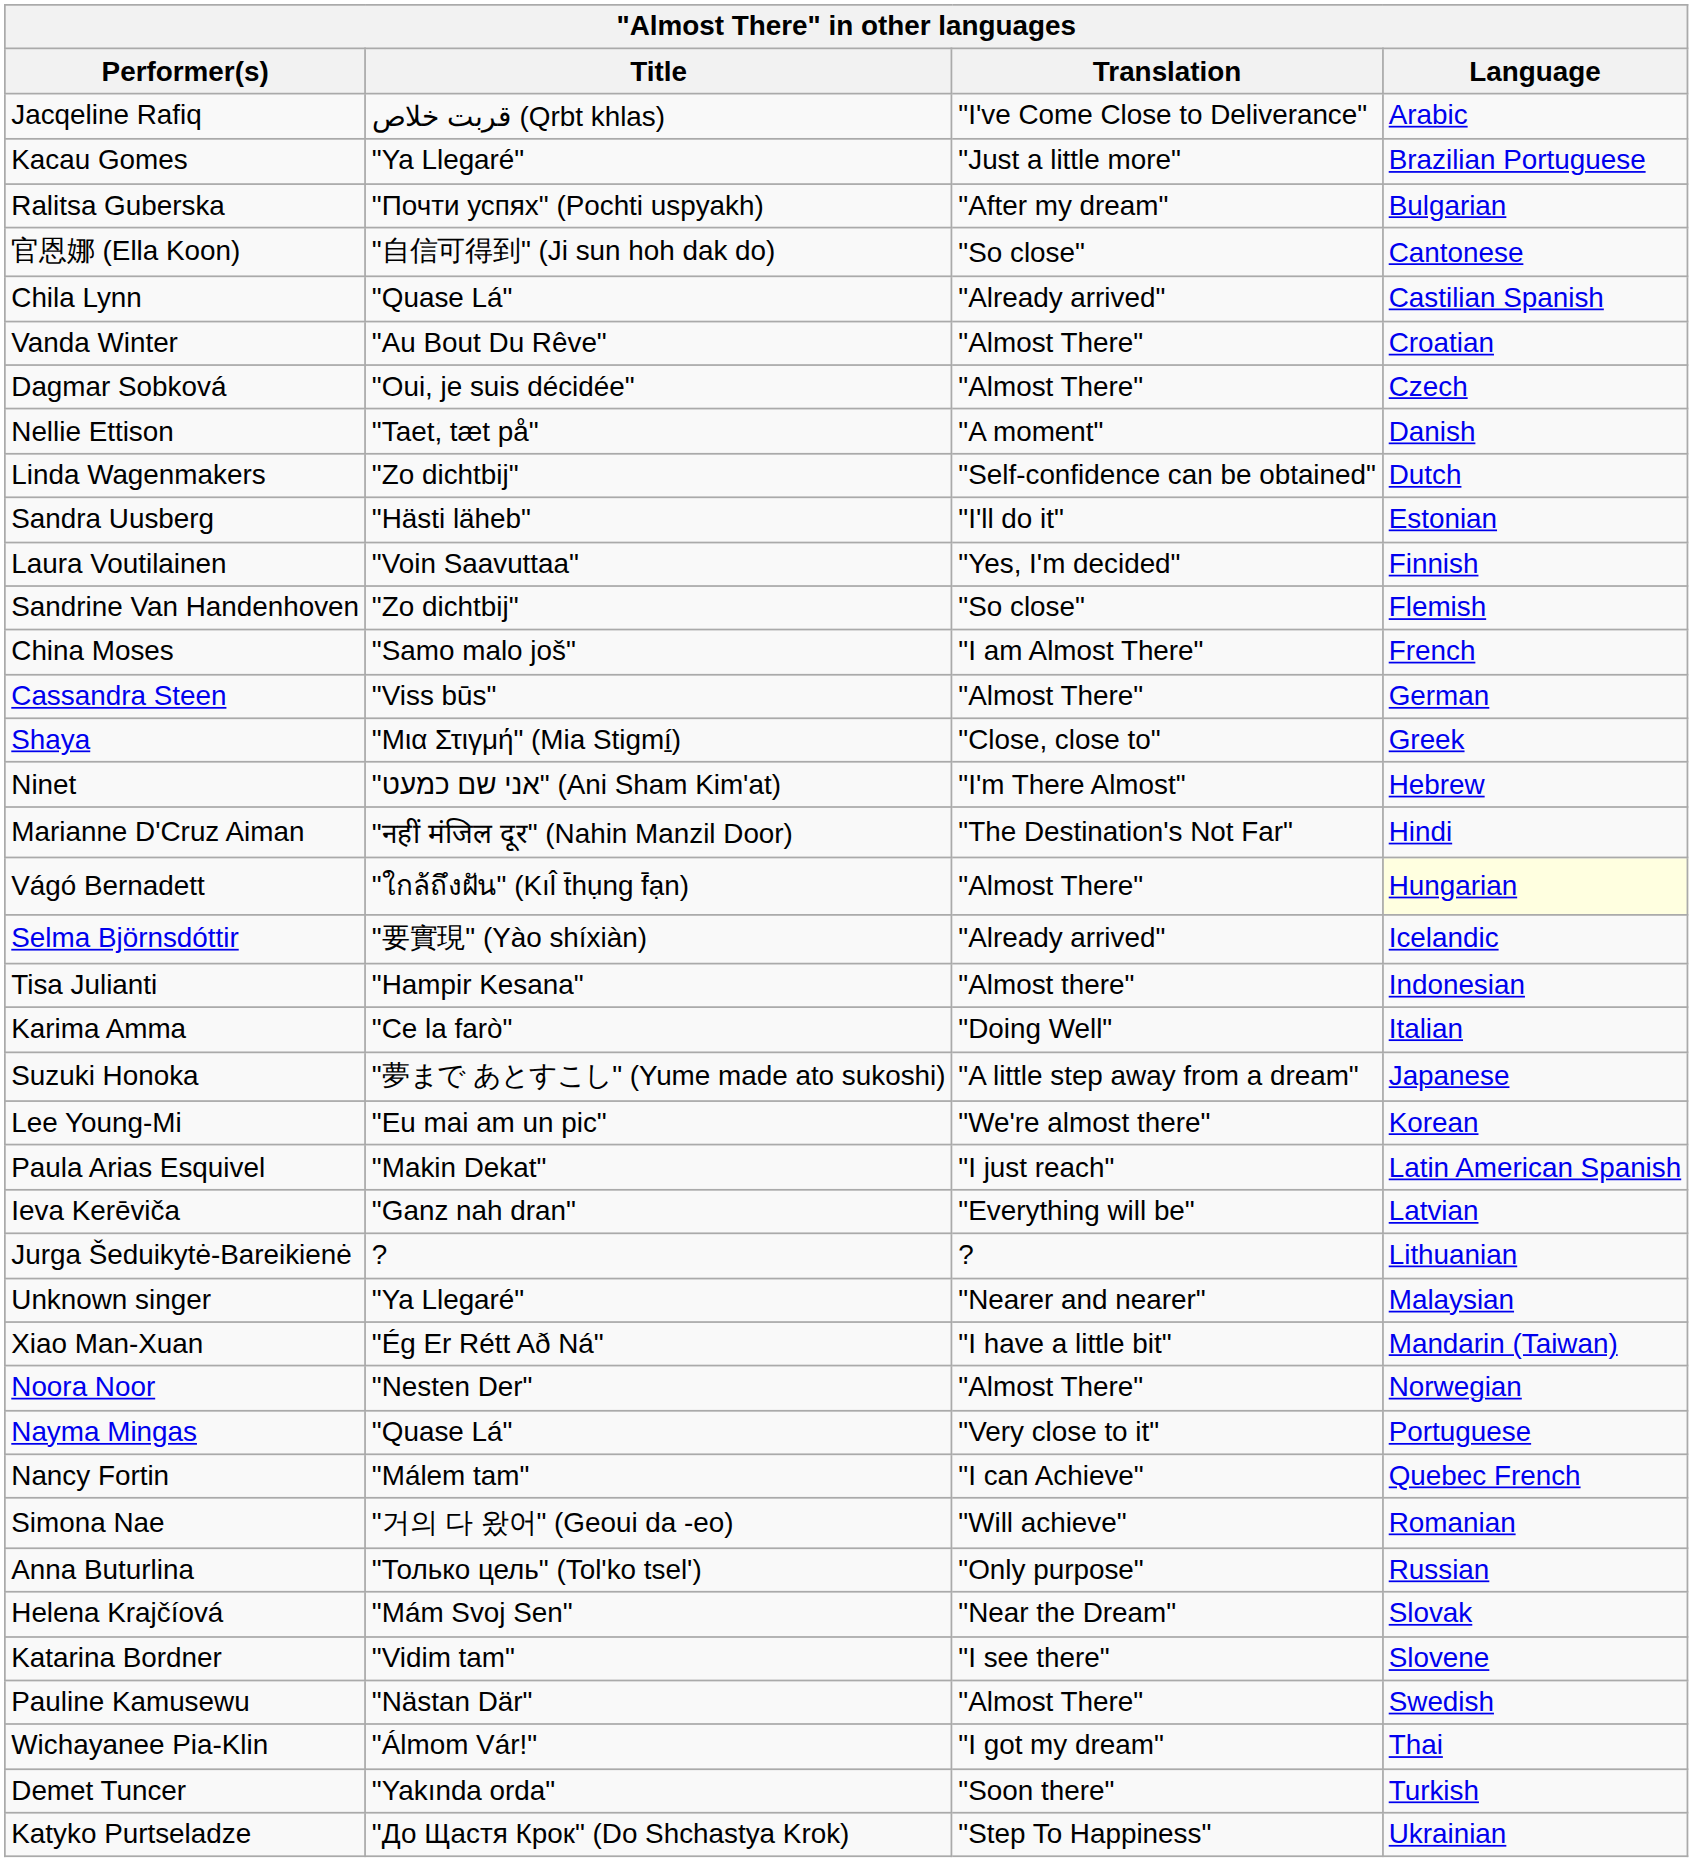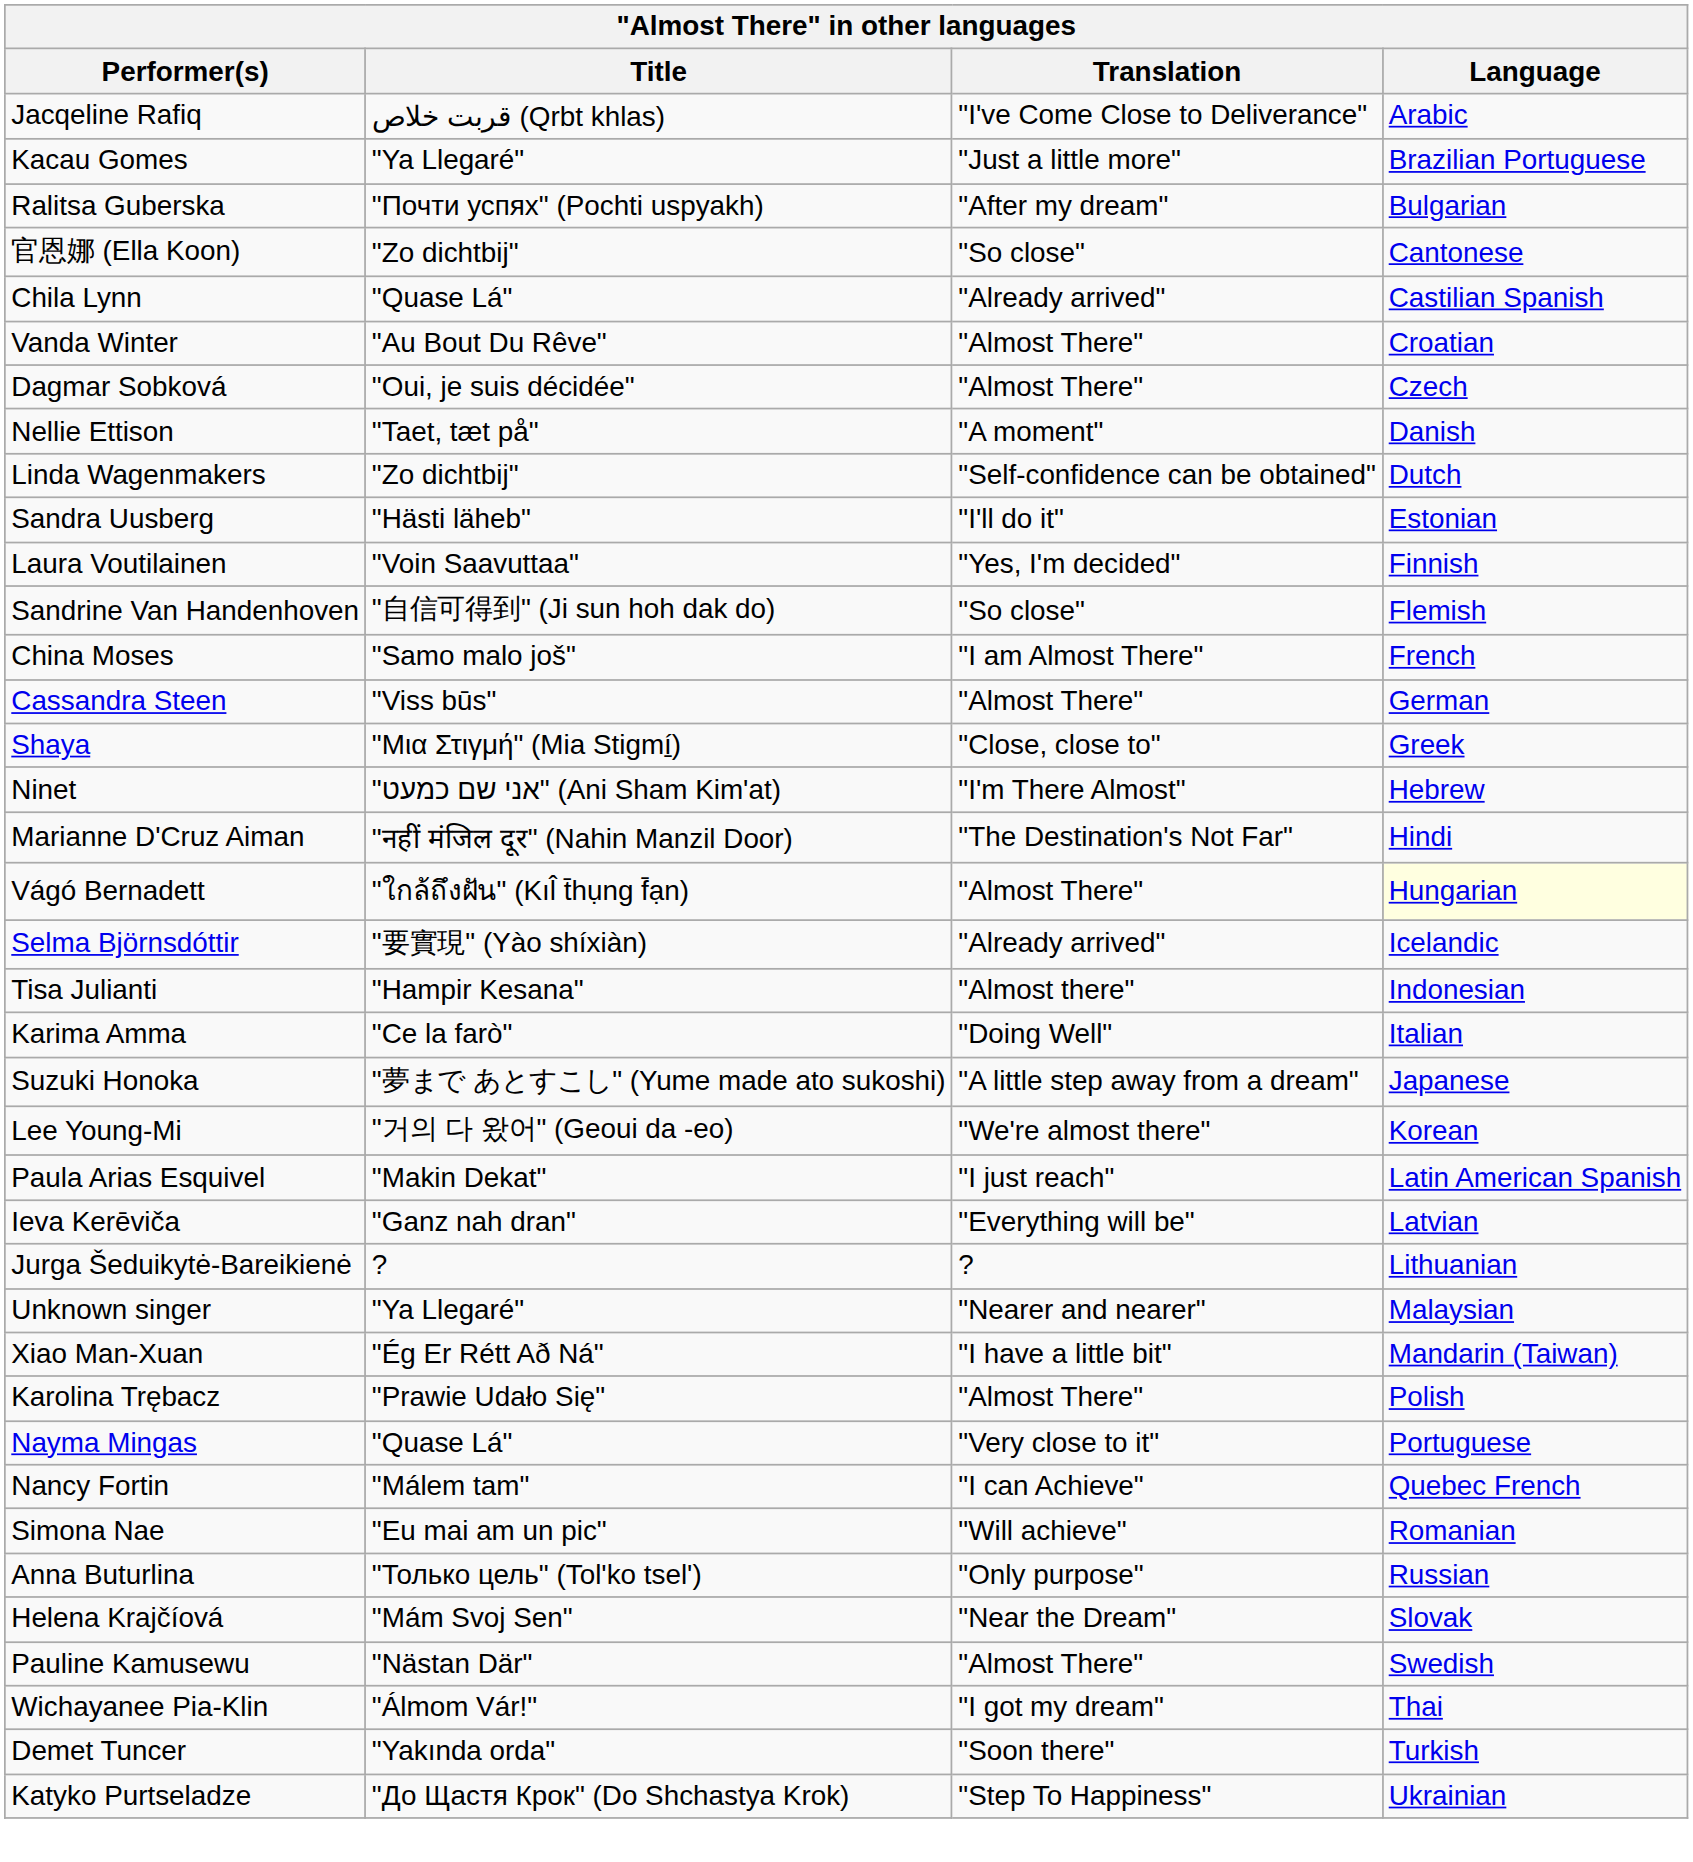(574, 250) "自信可得到" (Ji sun hoh dak do) -> (445, 251) "Zo dichtbij"
(445, 607) "Zo dichtbij" -> (574, 609) "自信可得到" (Ji sun hoh dak do)
(489, 1122) "Eu mai am un pic" -> (553, 1129) "거의 다 왔어" (Geoui da -eo)
- row: (83, 1387)
+ row: (116, 1398)
(553, 1521) "거의 다 왔어" (Geoui da -eo) -> (489, 1530) "Eu mai am un pic"
- row: (117, 1657)
